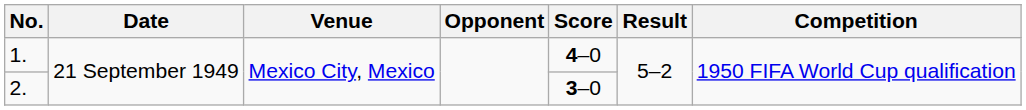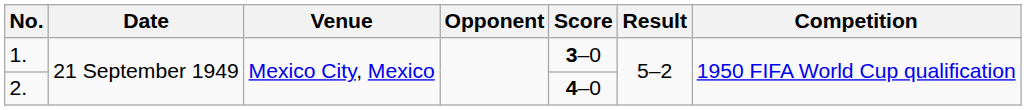(583, 54) 4–0 -> (583, 54) 3–0
(583, 88) 3–0 -> (583, 88) 4–0
